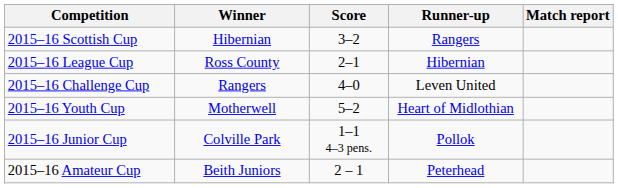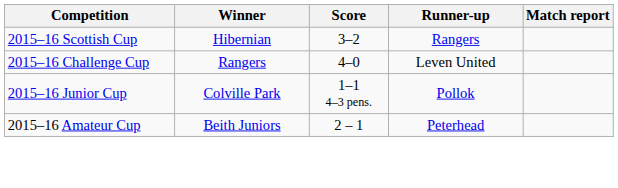- row: (70, 62)
- row: (66, 108)
